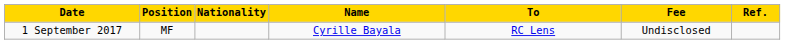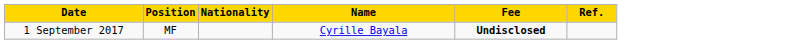- column: (533, 13)
(676, 30) normal -> (511, 30) bold
